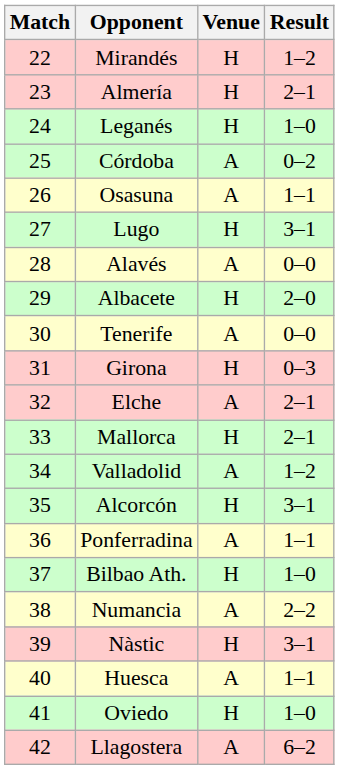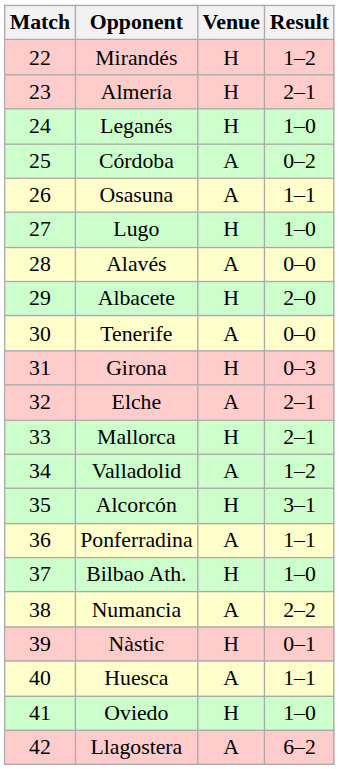(299, 229) 3–1 -> (299, 229) 1–0
(299, 643) 3–1 -> (299, 643) 0–1
